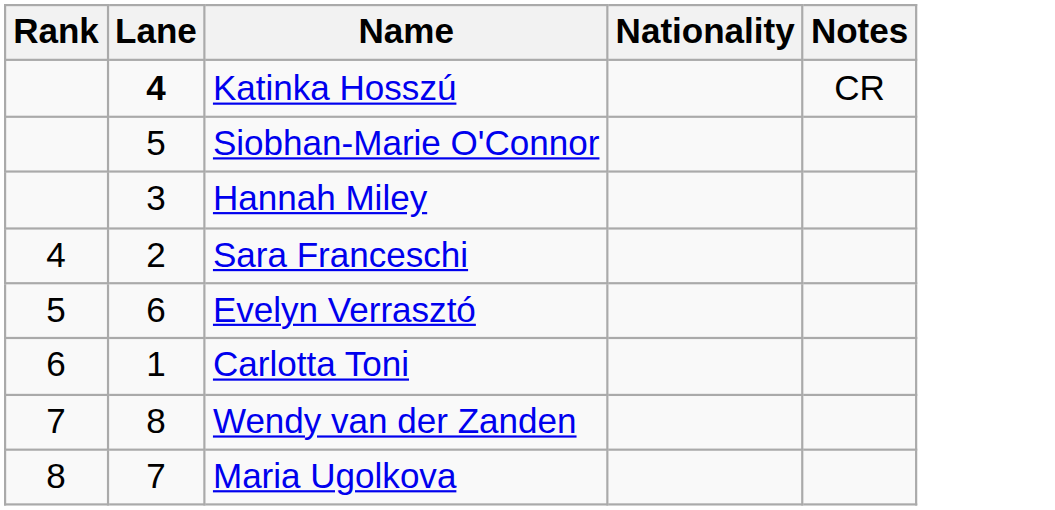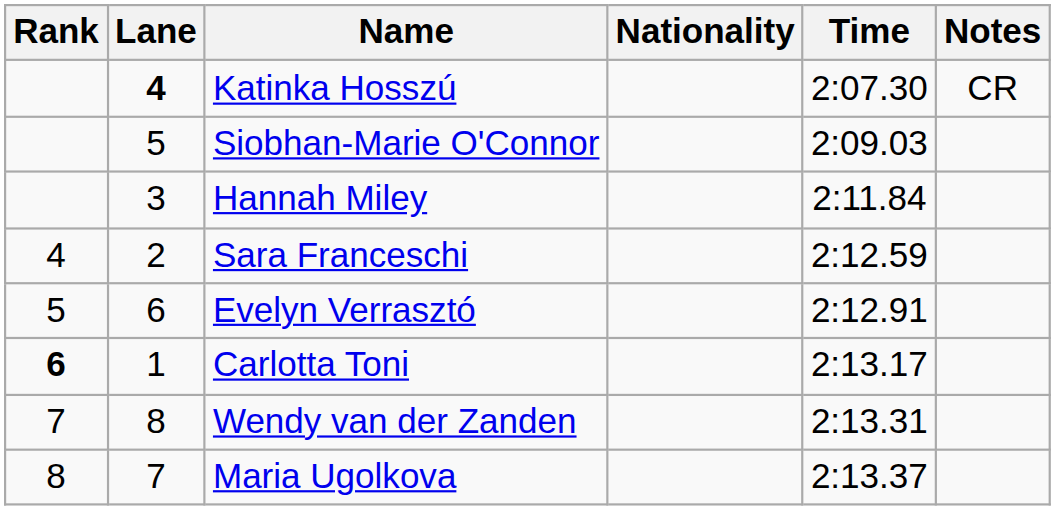+ column: (869, 32)
(56, 365) normal -> (56, 365) bold
